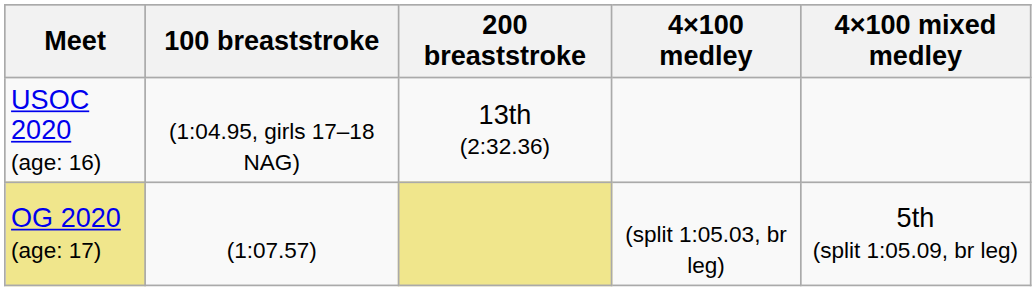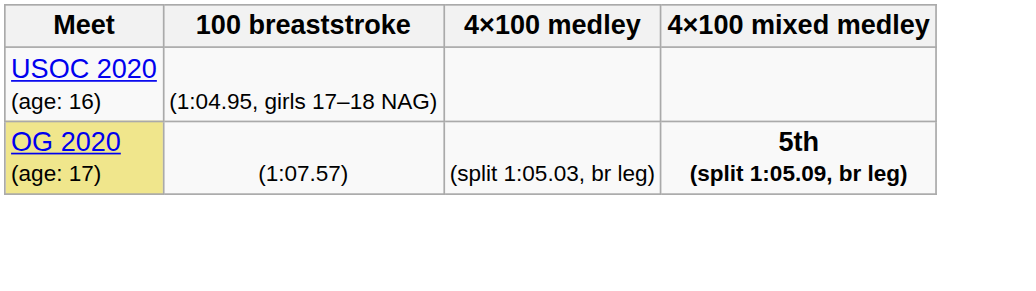- column: (505, 41)
(915, 233) normal -> (799, 157) bold
